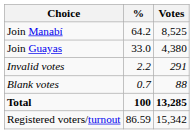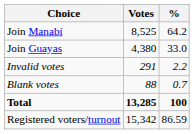columns swapped: (171, 13) <-> (138, 13)
